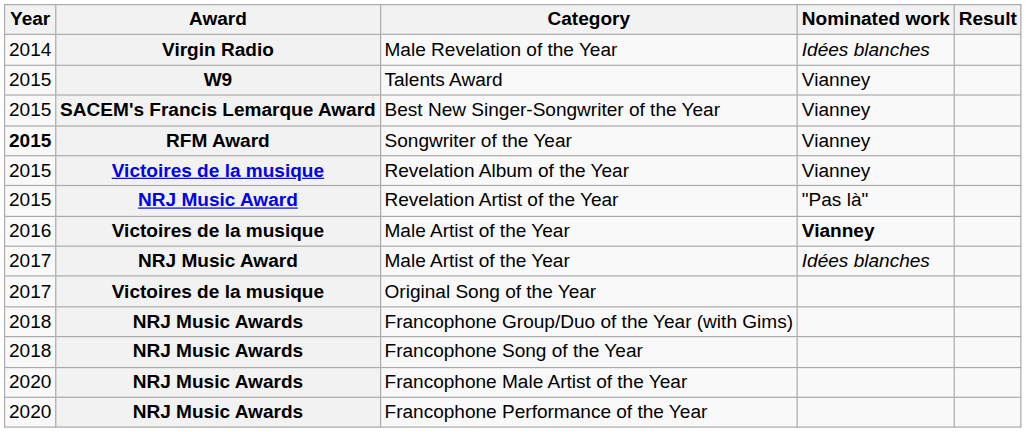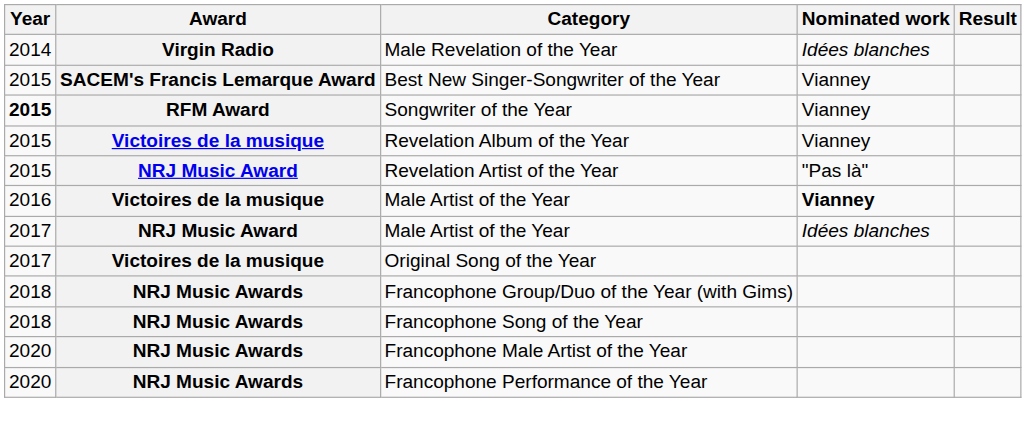- row: (218, 79)
